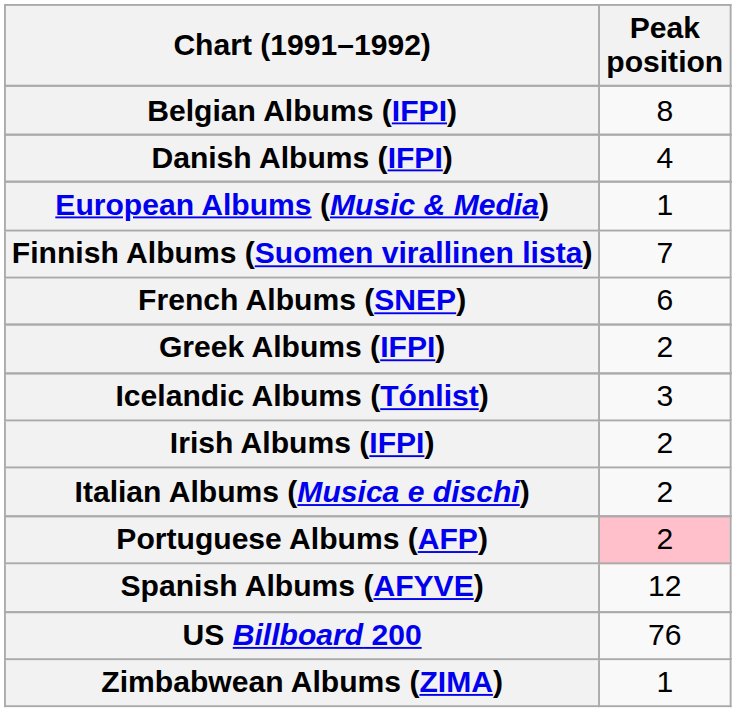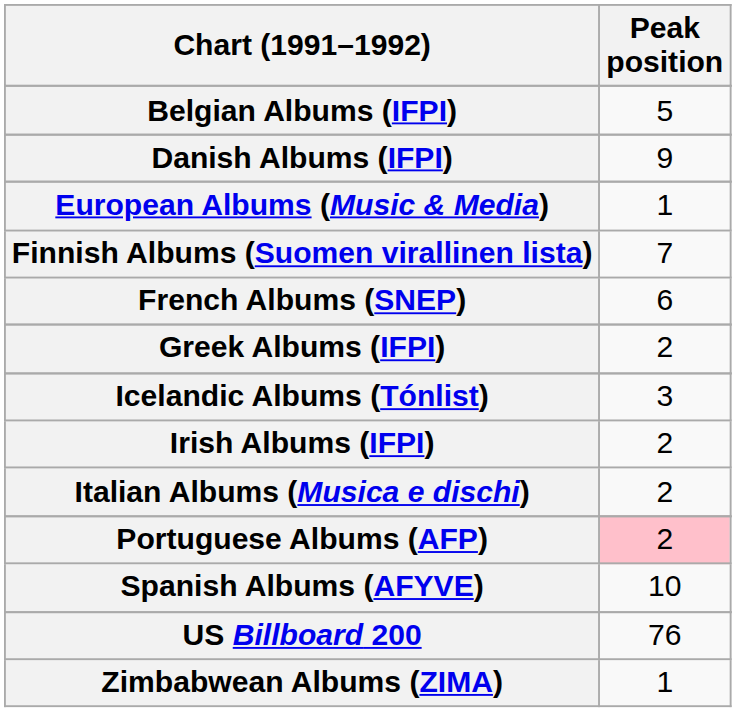(665, 109) 8 -> (665, 109) 5
(665, 157) 4 -> (665, 157) 9
(665, 586) 12 -> (665, 586) 10
